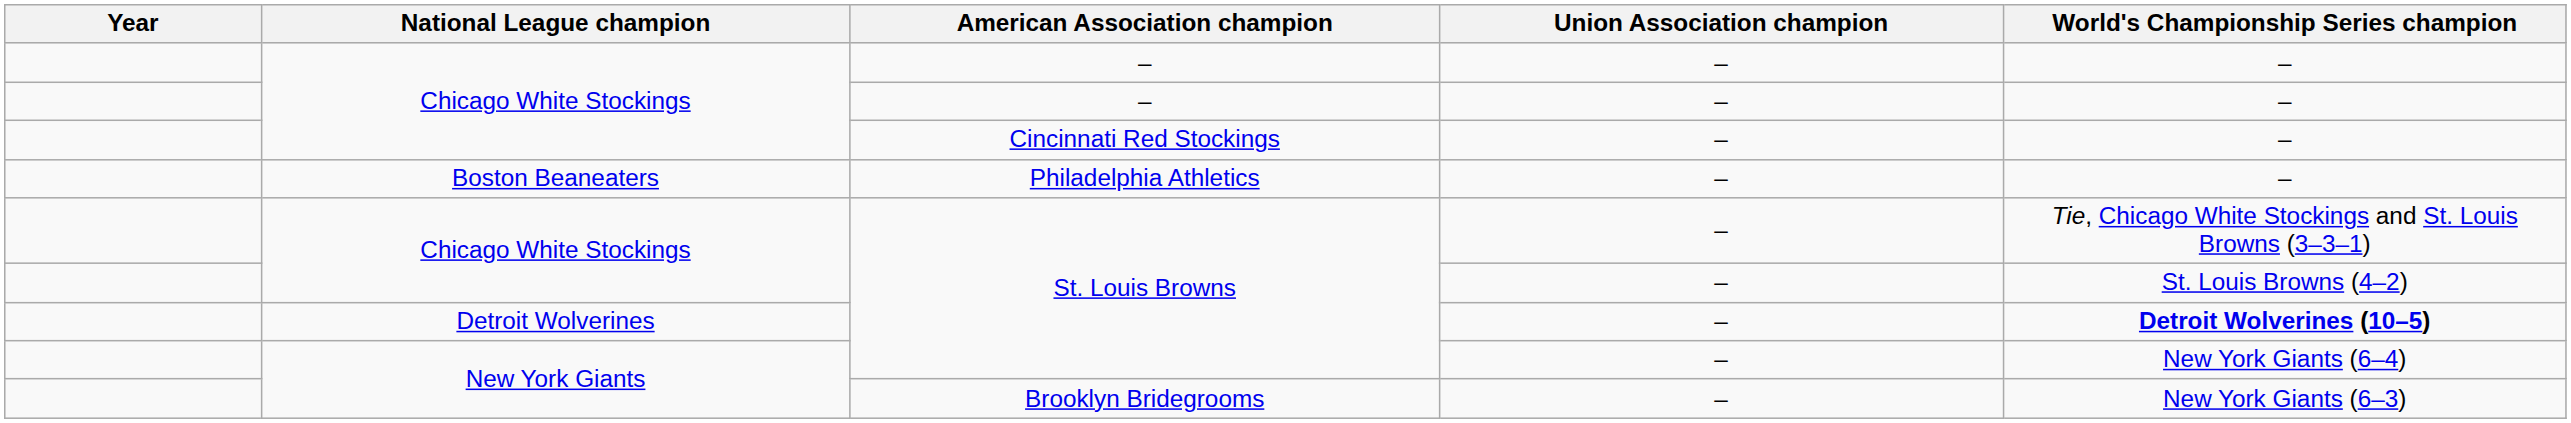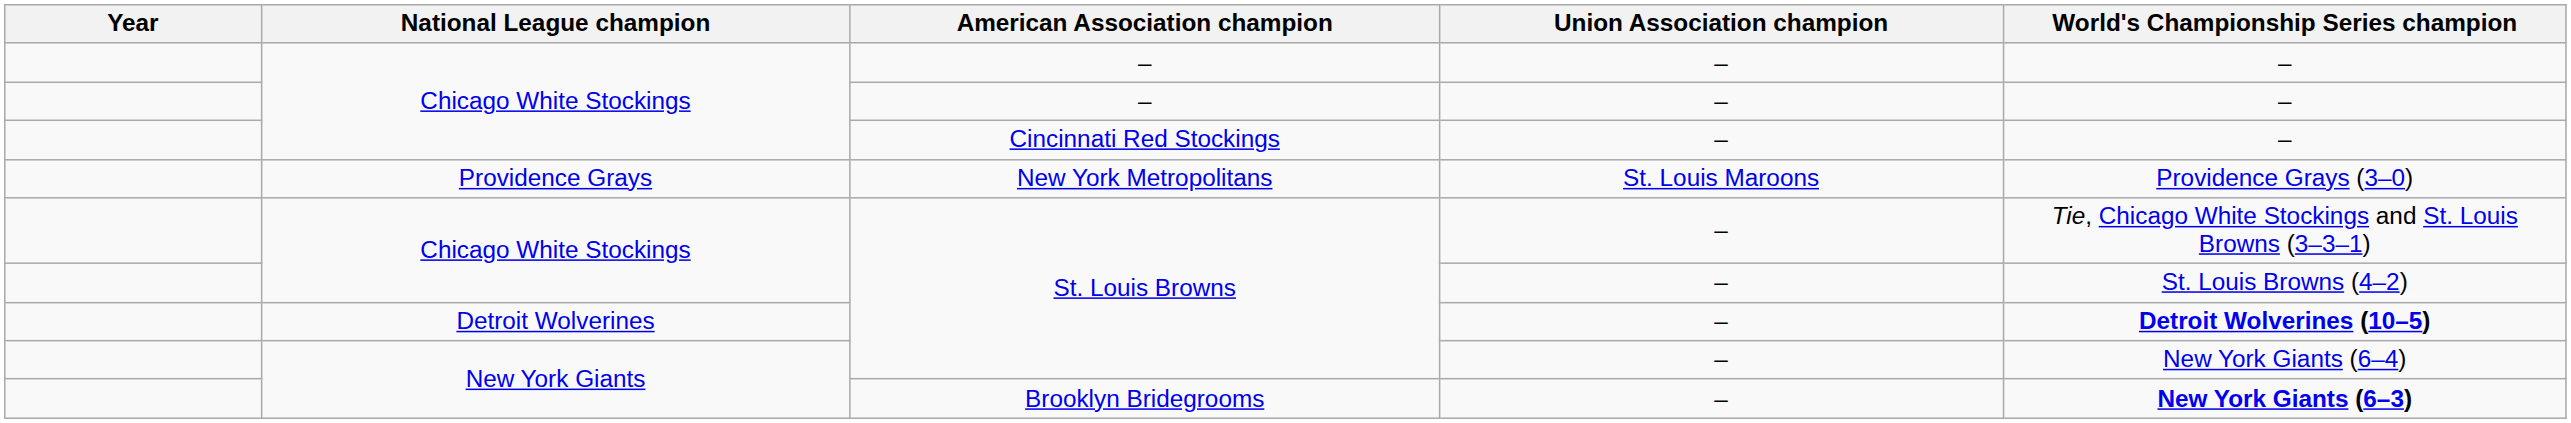- row: (556, 178)
+ row: (556, 178)
(2285, 398) normal -> (2285, 398) bold
